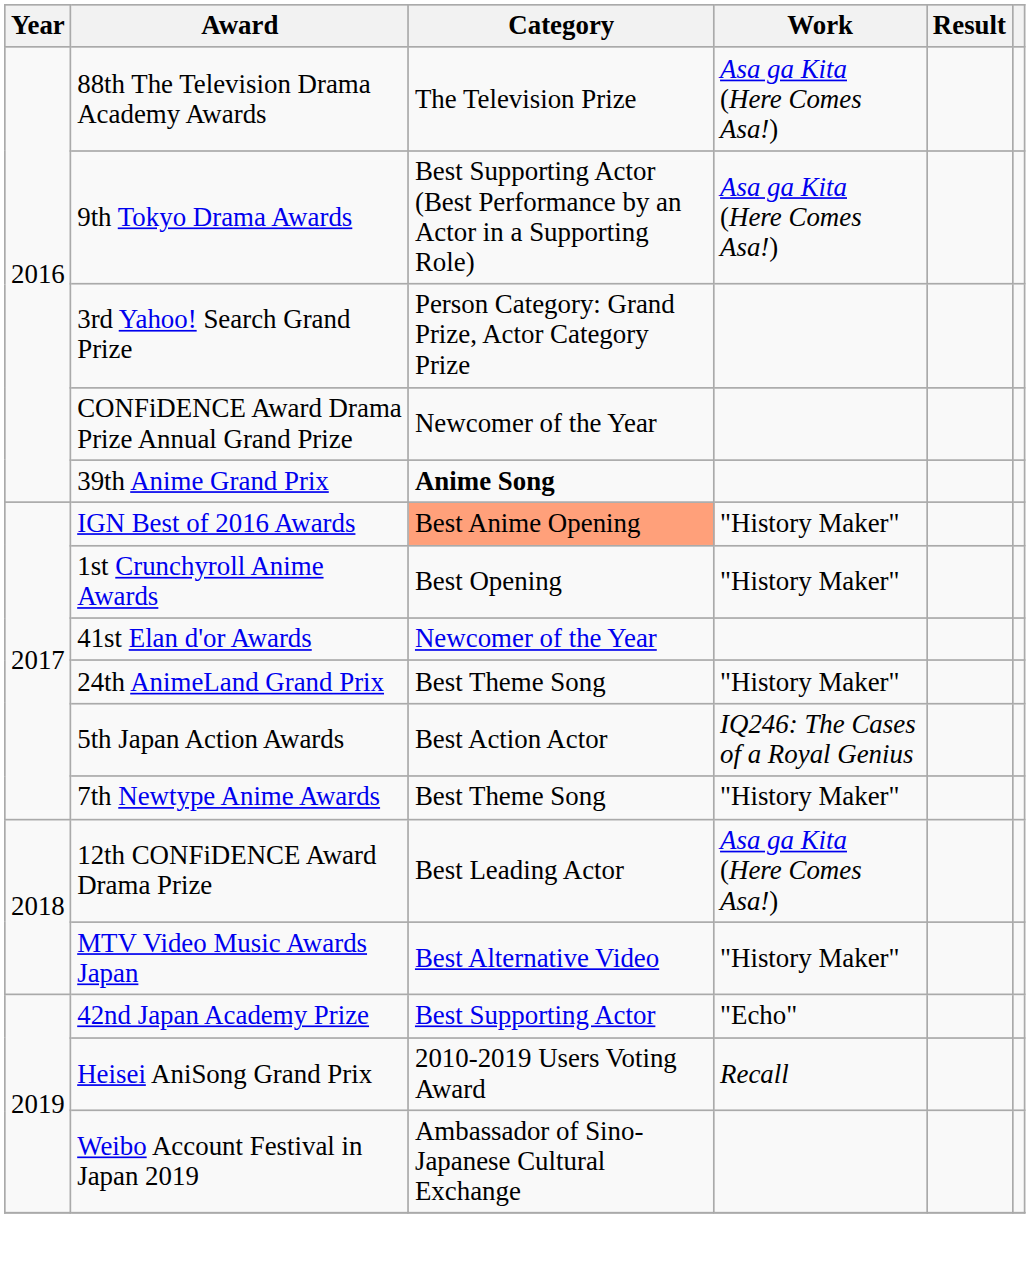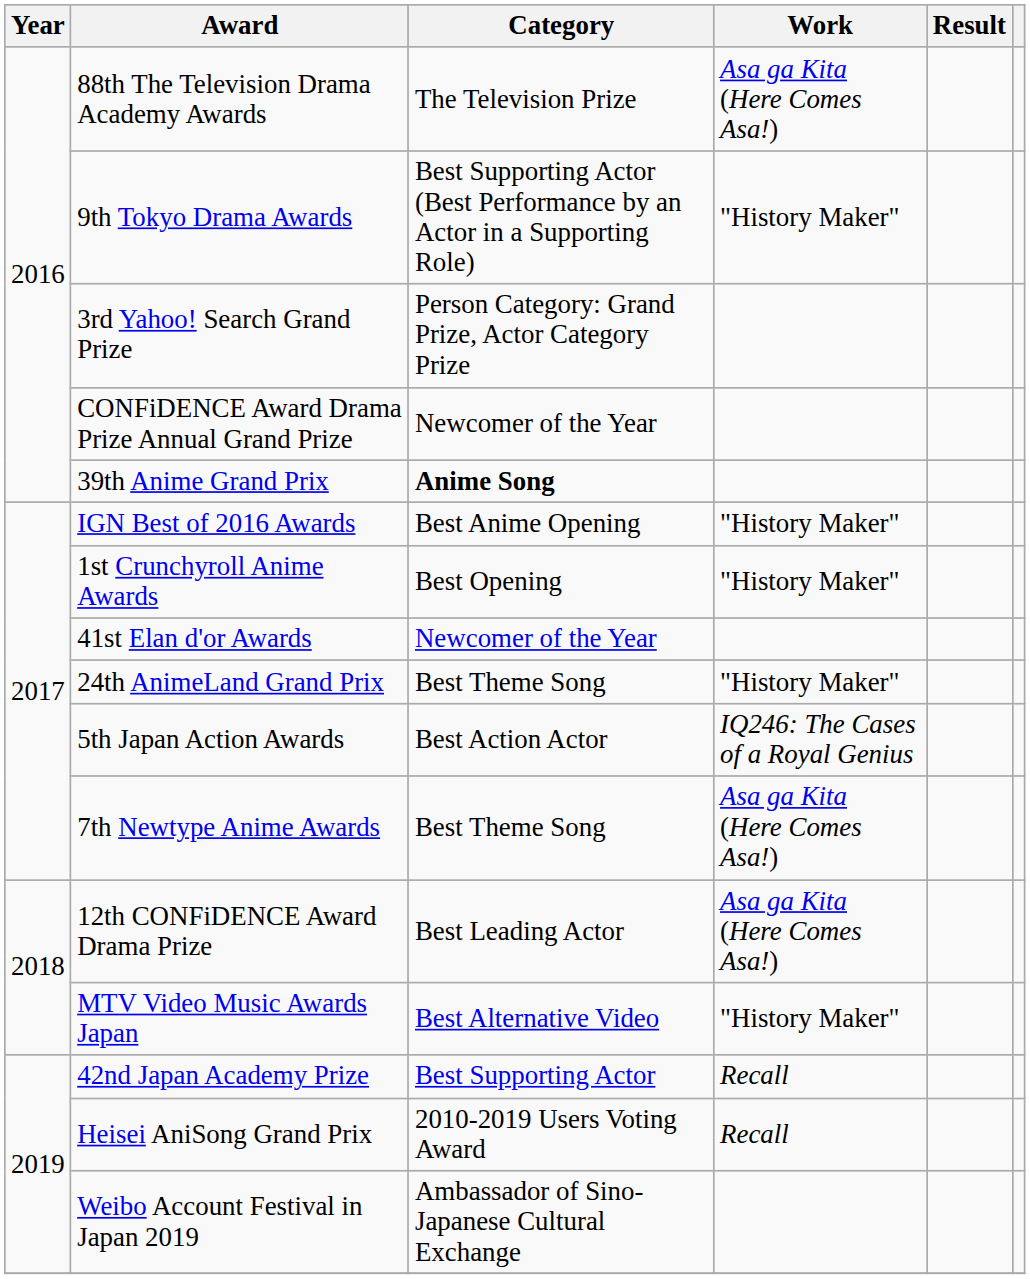(791, 216) Asa ga Kita (Here Comes Asa!) -> (810, 216) "History Maker"
(528, 523) lightsalmon background -> (528, 523) no background
(810, 797) "History Maker" -> (791, 827) Asa ga Kita (Here Comes Asa!)
(759, 1015) "Echo" -> (754, 1076) Recall
